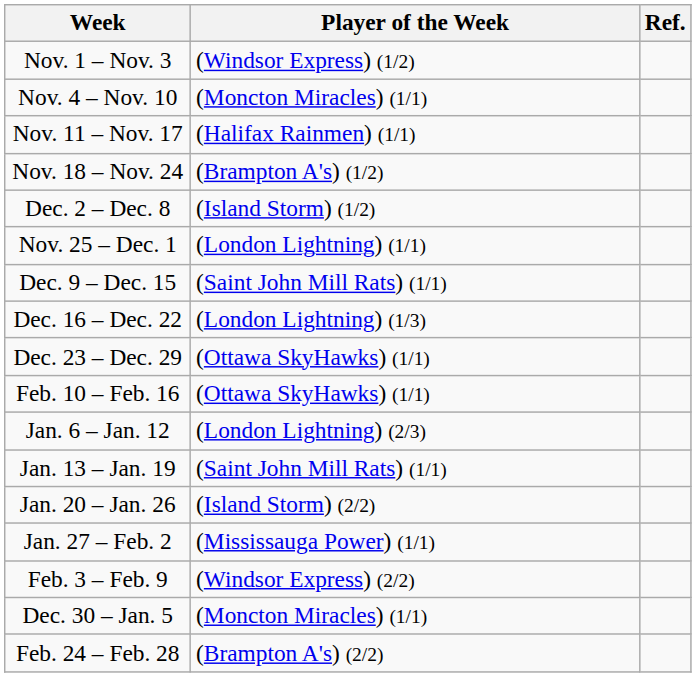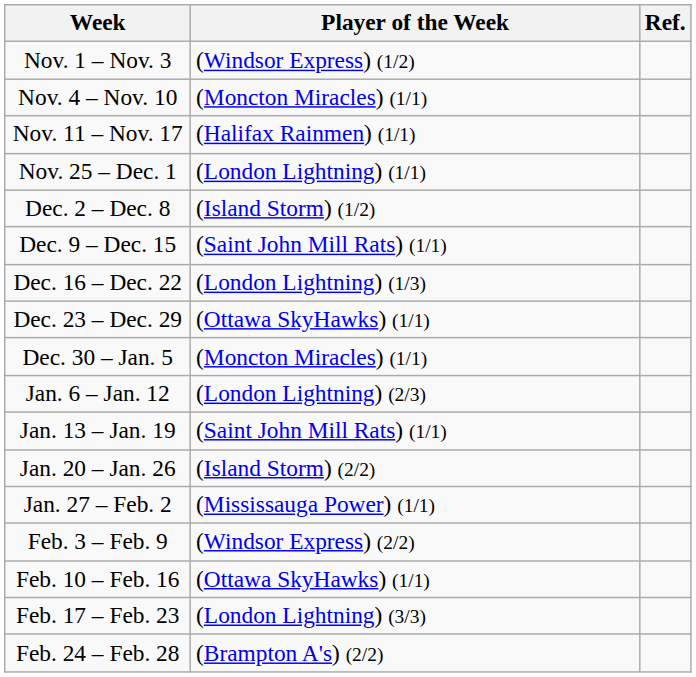- row: (98, 171)
rows swapped: (98, 245) <-> (98, 208)
rows swapped: (98, 615) <-> (98, 393)
+ row: (98, 615)
